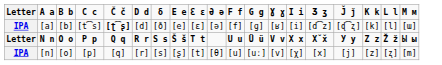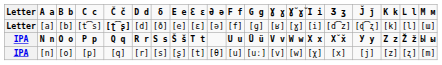+ column: (296, 12)
(21, 26) IPA -> (21, 26) Letter
(21, 40) Letter -> (21, 40) IPA
